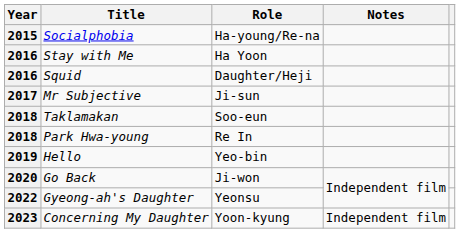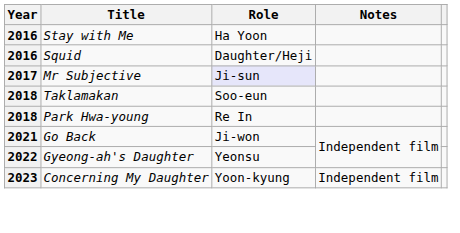- row: (89, 35)
(237, 96) no background -> (237, 76) lavender background
- row: (62, 157)
(22, 177) 2020 -> (22, 137) 2021
